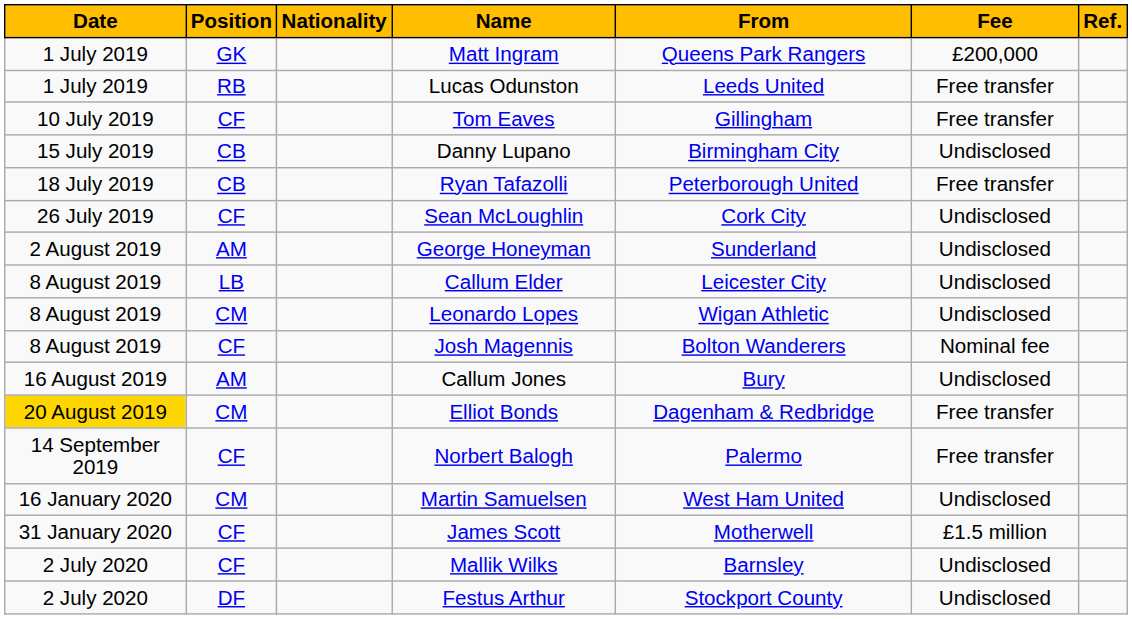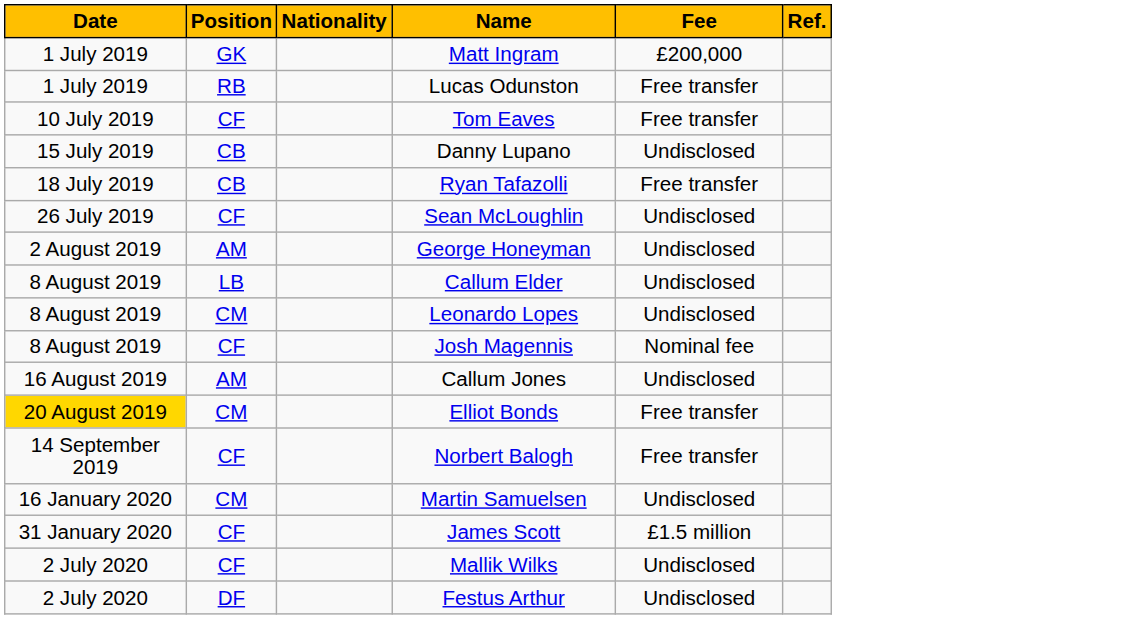- column: (764, 21)
